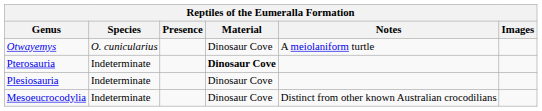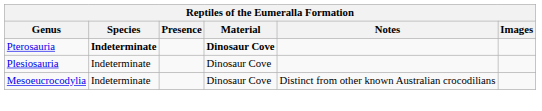- row: (32, 47)
(121, 64) normal -> (124, 47) bold
